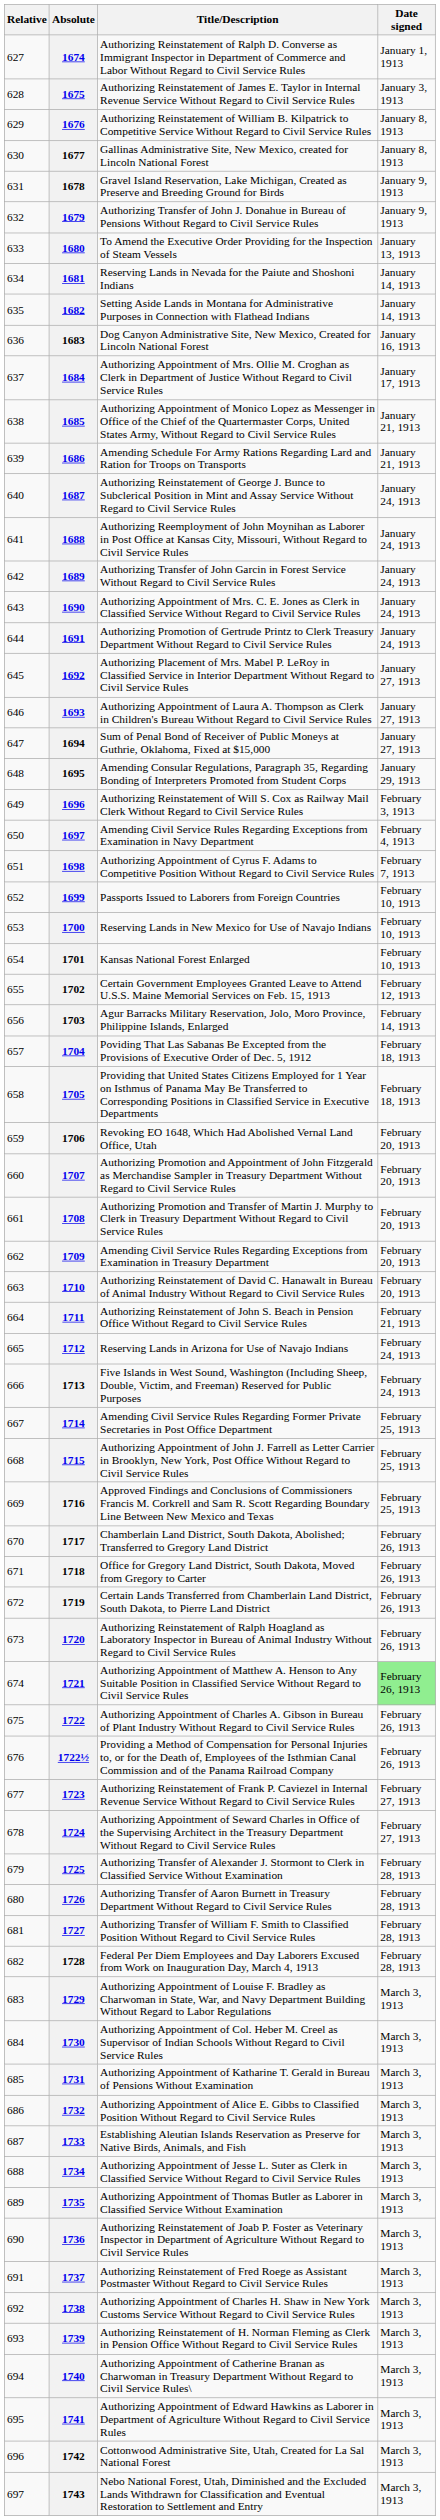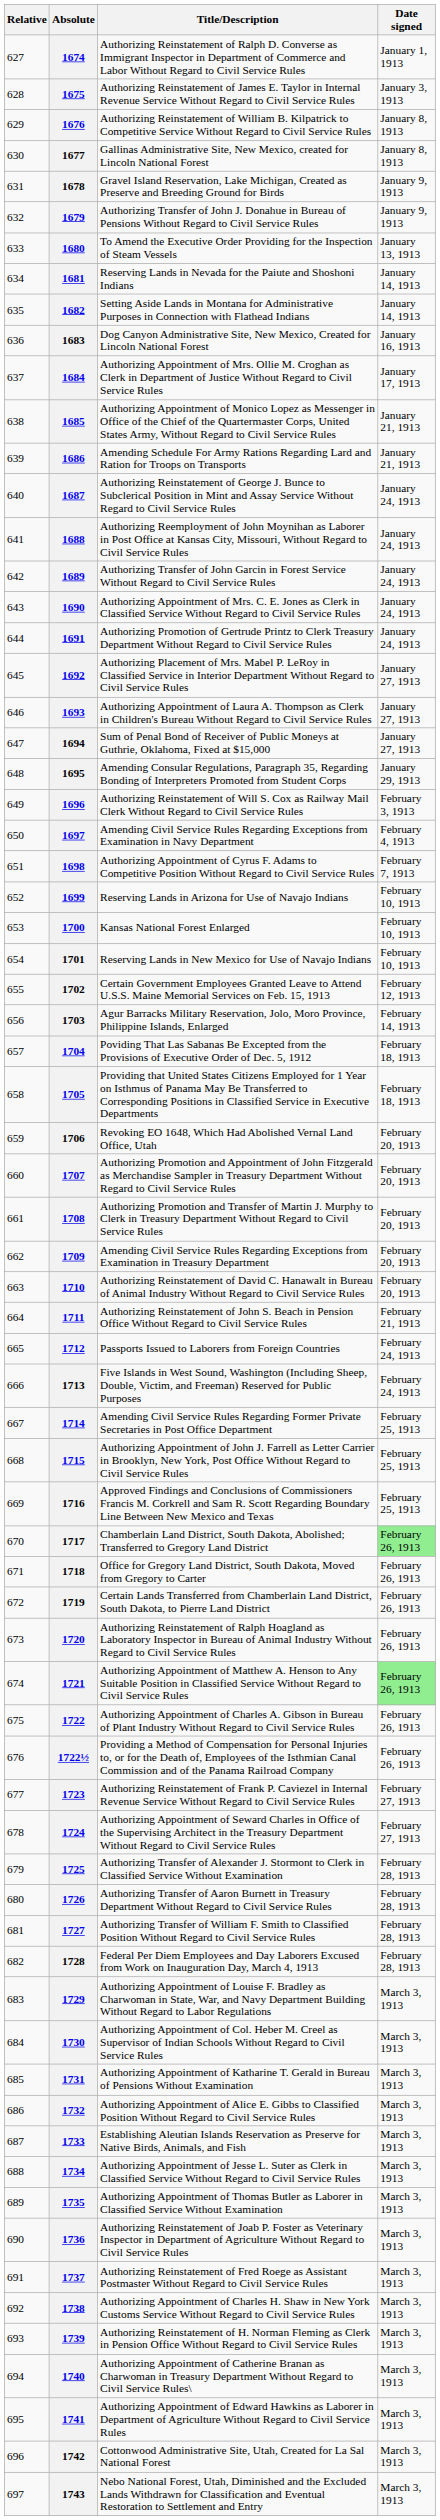(220, 897) Passports Issued to Laborers from Foreign Countries -> (224, 897) Reserving Lands in Arizona for Use of Navajo Indians
(236, 928) Reserving Lands in New Mexico for Use of Navajo Indians -> (175, 928) Kansas National Forest Enlarged
(175, 958) Kansas National Forest Enlarged -> (236, 958) Reserving Lands in New Mexico for Use of Navajo Indians
(224, 1348) Reserving Lands in Arizona for Use of Navajo Indians -> (220, 1348) Passports Issued to Laborers from Foreign Countries
(401, 1541) no background -> (401, 1541) lightgreen background
